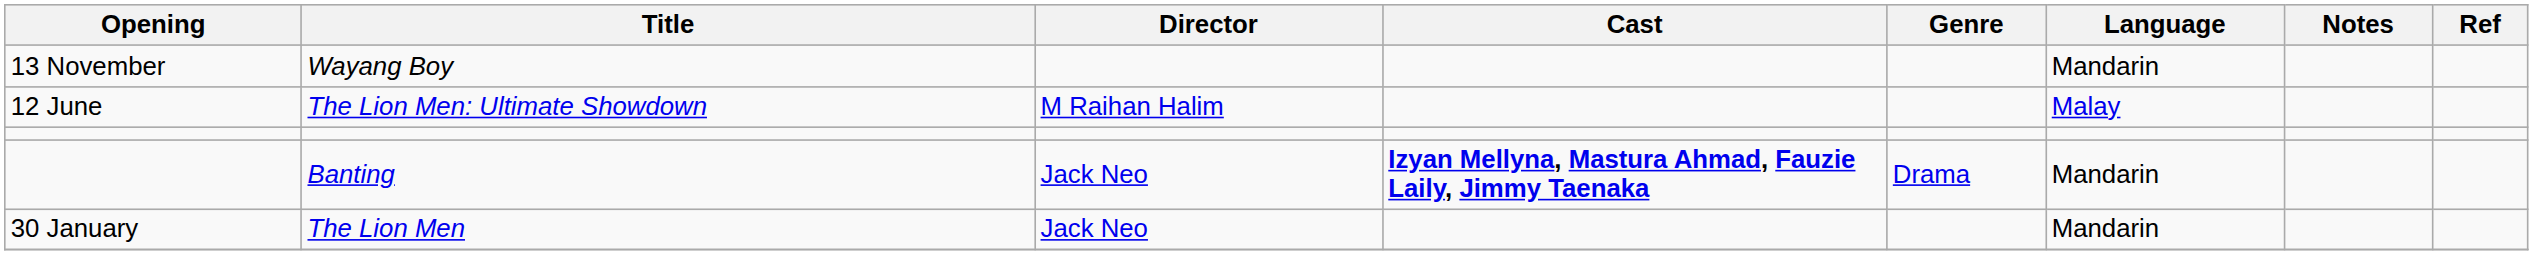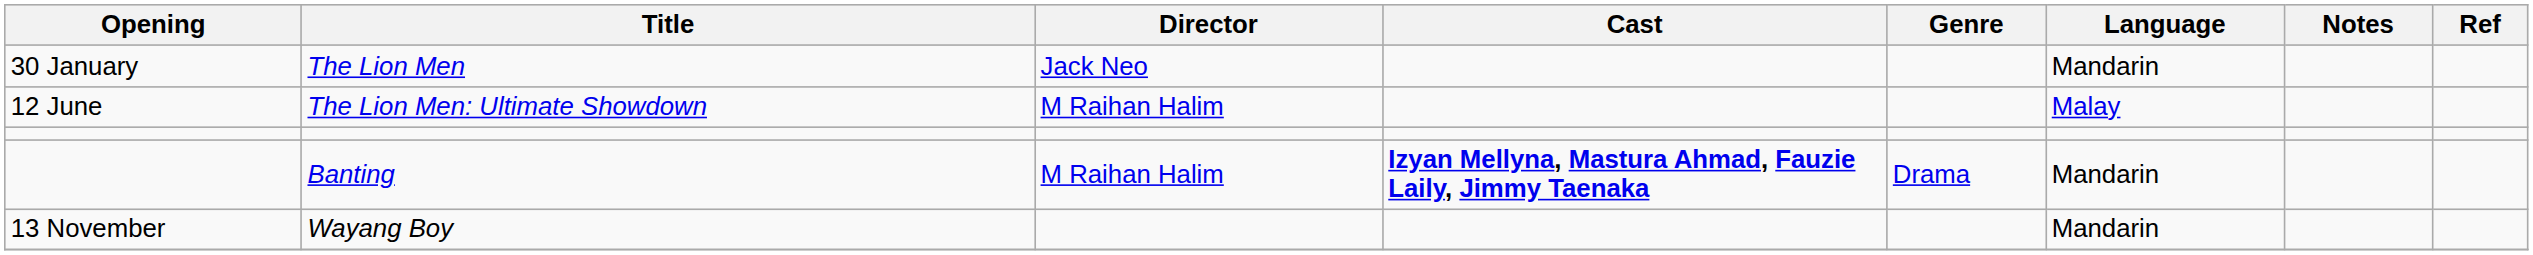rows swapped: (74, 229) <-> (88, 65)
(1094, 173) Jack Neo -> (1132, 173) M Raihan Halim
